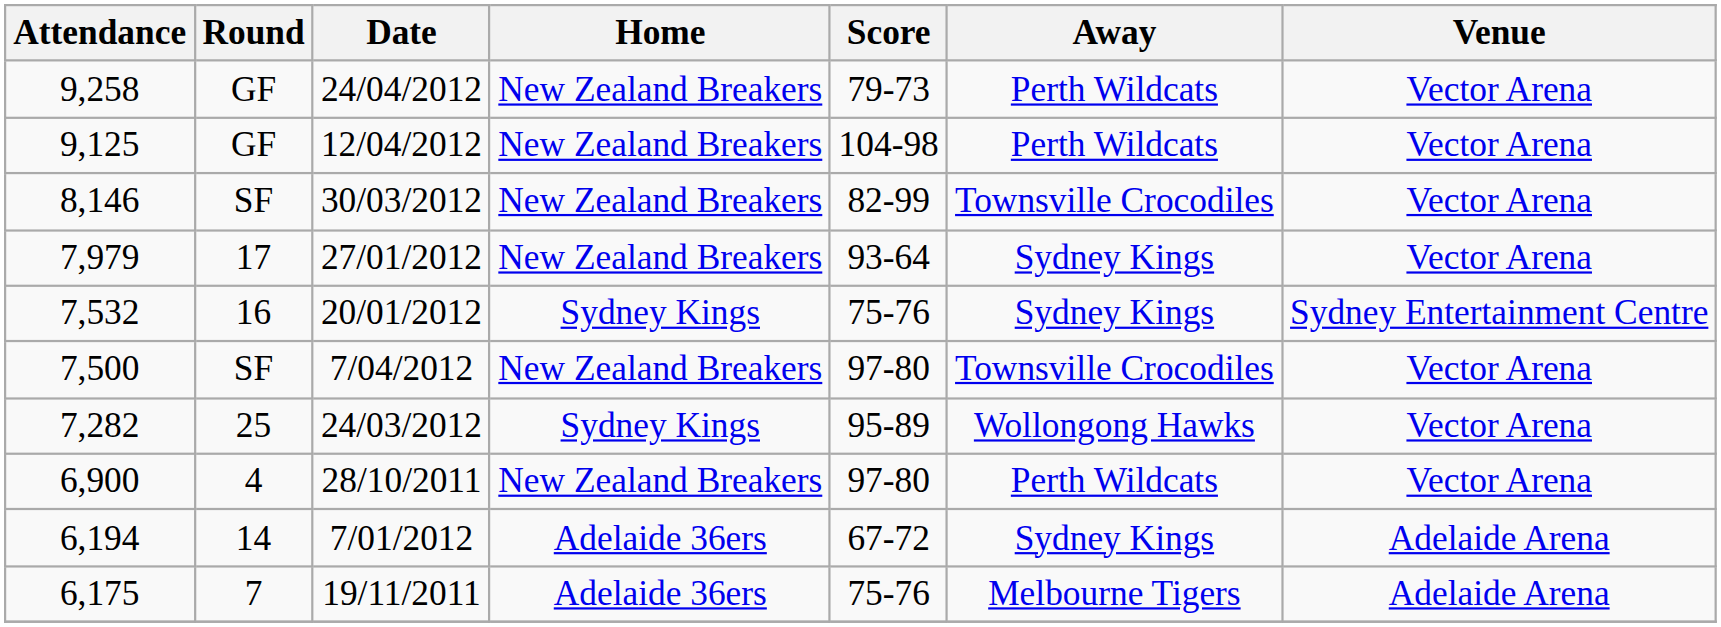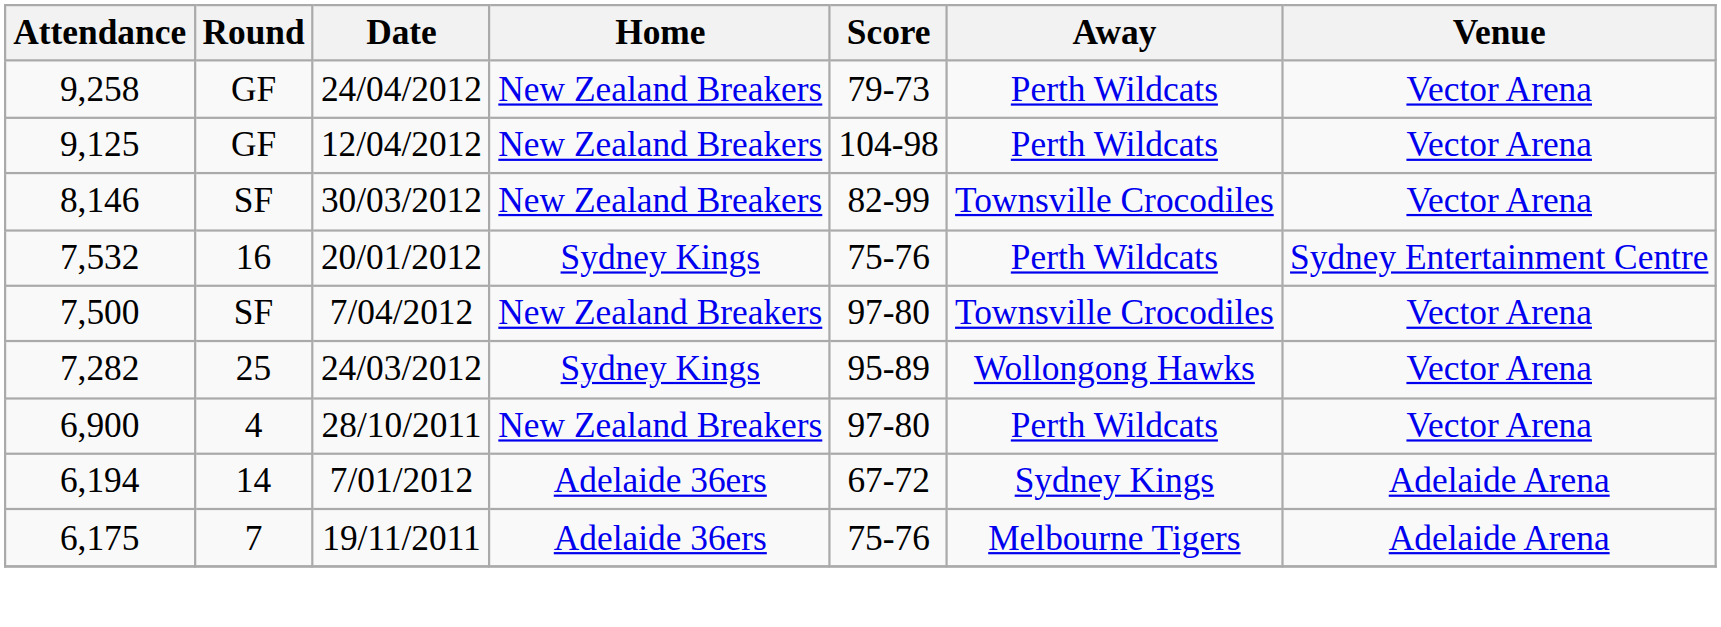- row: (100, 256)
(1114, 312) Sydney Kings -> (1114, 256) Perth Wildcats
